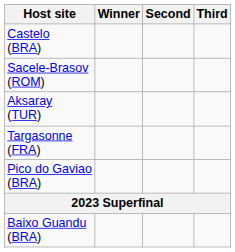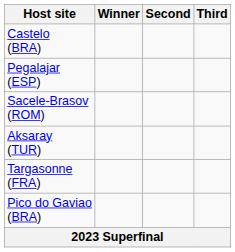+ row: (34, 75)
- row: (47, 230)
